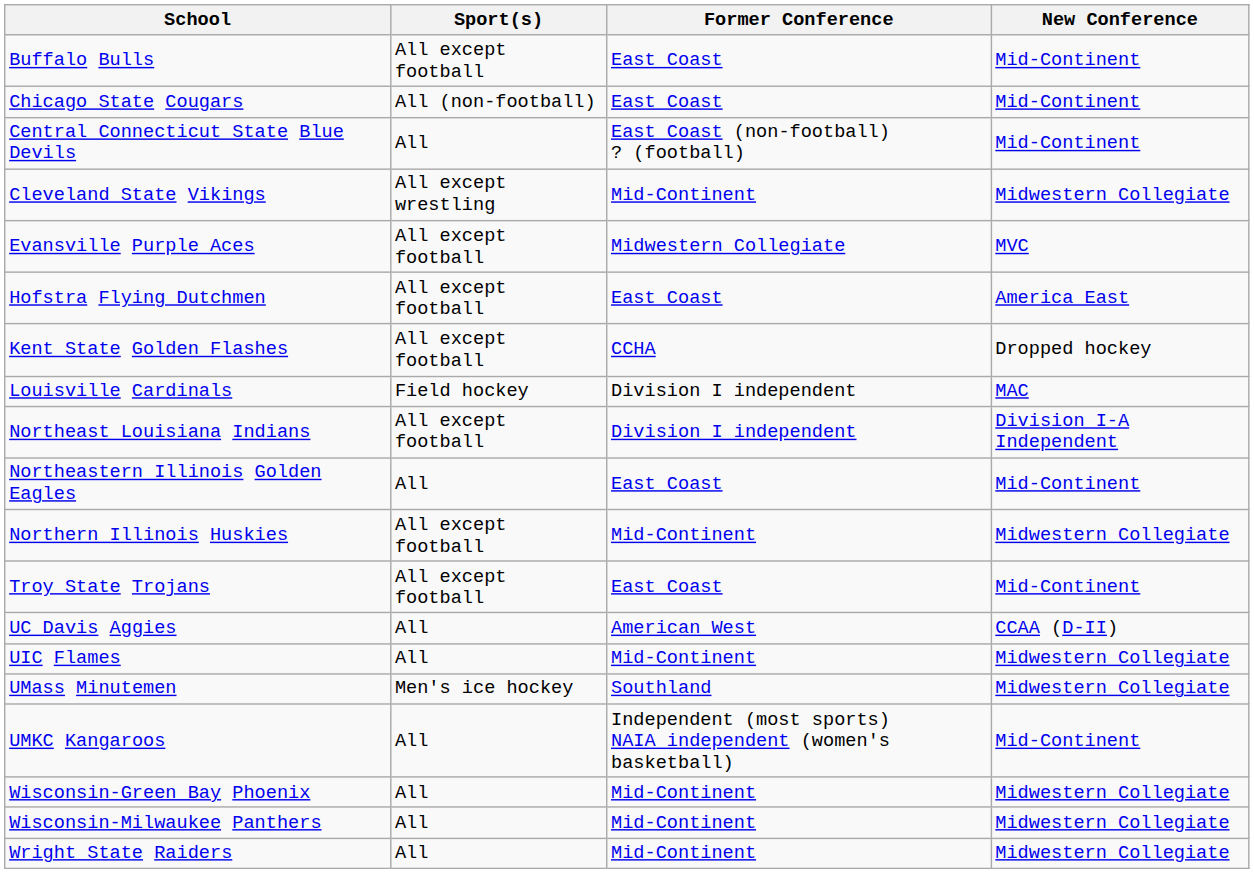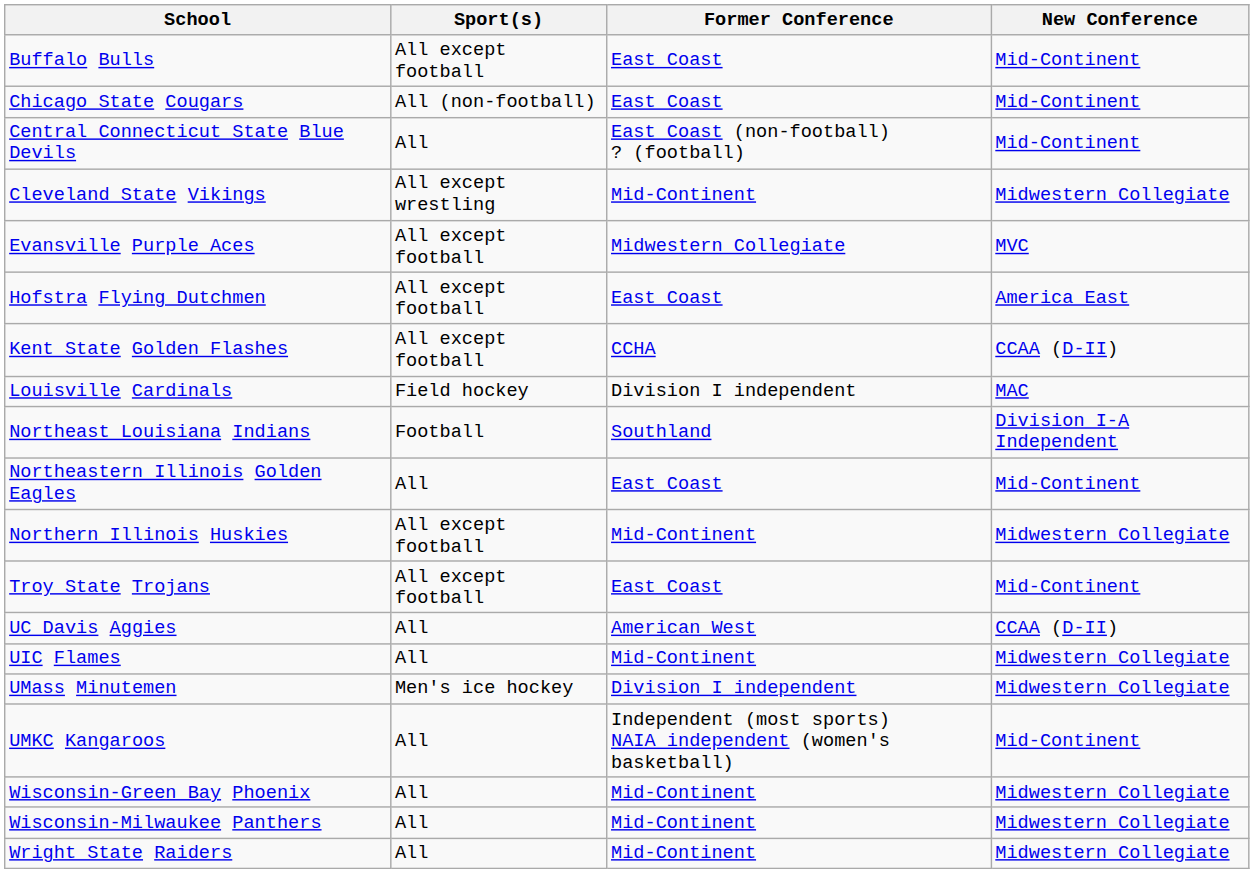(1073, 350) Dropped hockey -> (1057, 350) CCAA (D-II)
(451, 432) All except football -> (440, 432) Football
(734, 432) Division I independent -> (661, 432) Southland
(661, 689) Southland -> (734, 689) Division I independent
